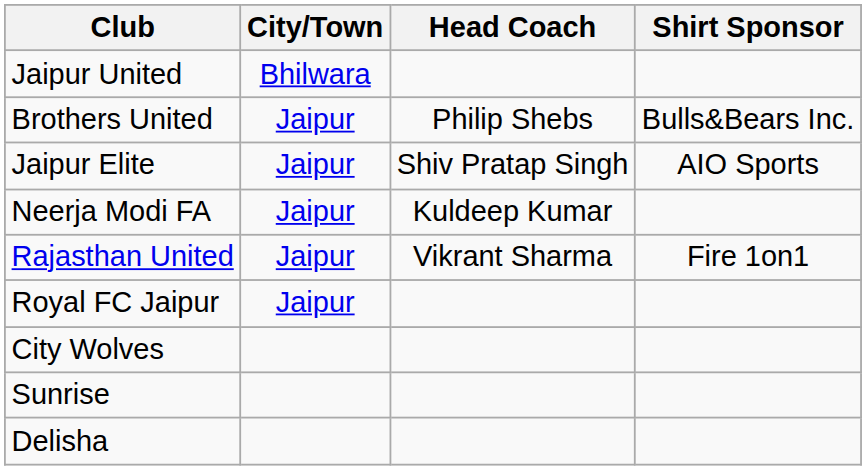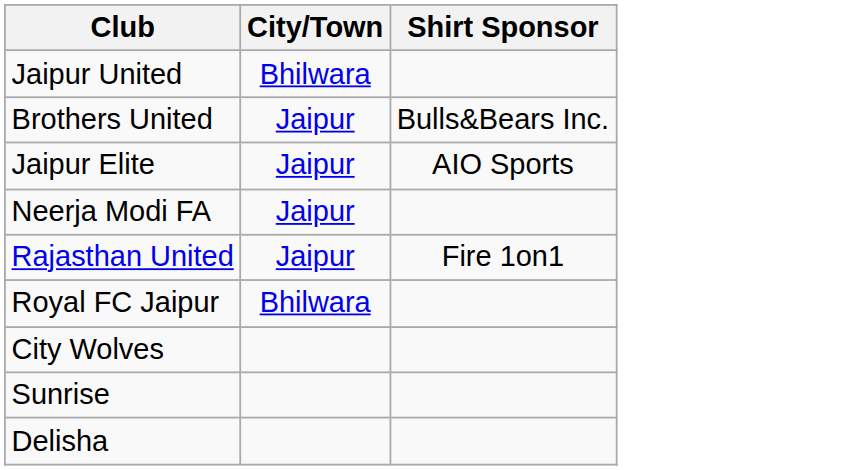- column: (513, 27)
(315, 303) Jaipur -> (315, 303) Bhilwara
